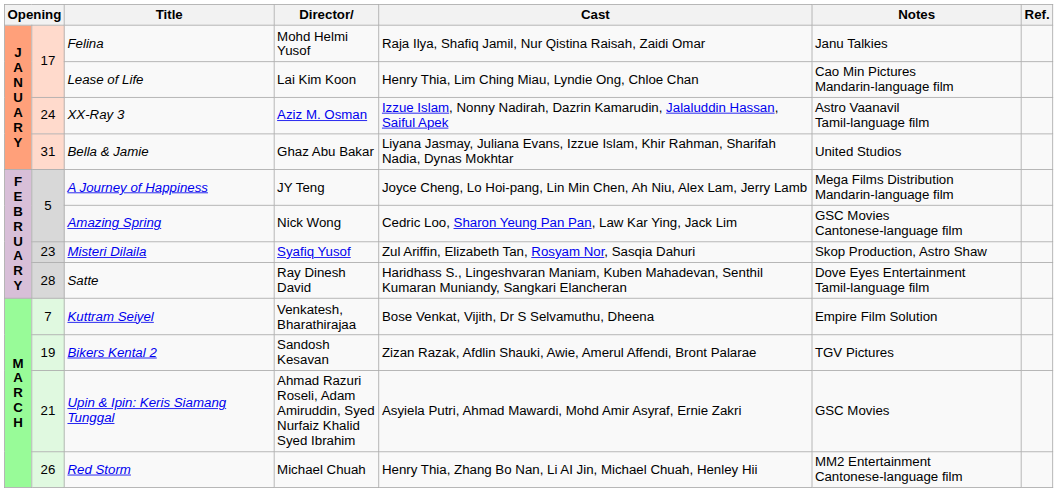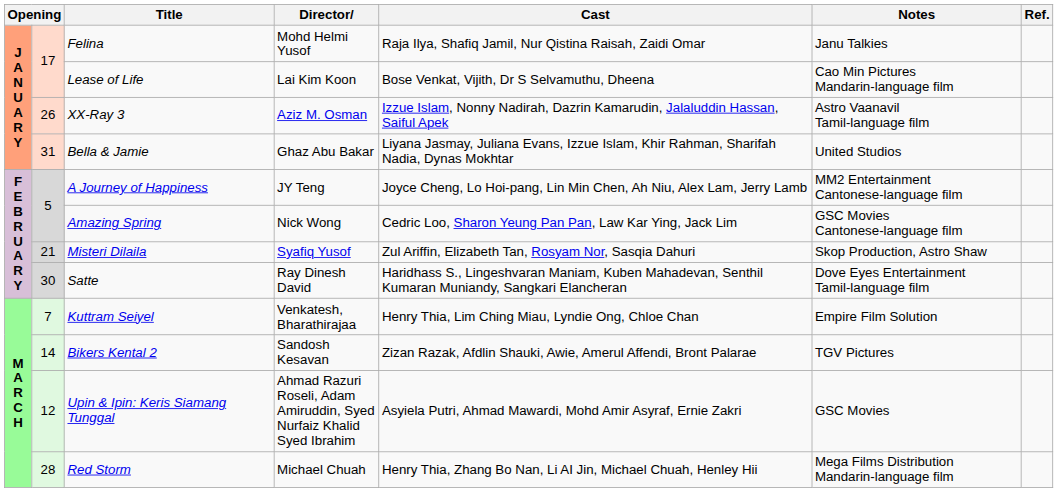(540, 79) Henry Thia, Lim Ching Miau, Lyndie Ong, Chloe Chan -> (518, 79) Bose Venkat, Vijith, Dr S Selvamuthu, Dheena
(48, 115) 24 -> (48, 115) 26
(884, 187) Mega Films Distribution Mandarin-language film -> (889, 187) MM2 Entertainment Cantonese-language film
(48, 252) 23 -> (48, 252) 21
(48, 280) 28 -> (48, 280) 30
(518, 316) Bose Venkat, Vijith, Dr S Selvamuthu, Dheena -> (540, 316) Henry Thia, Lim Ching Miau, Lyndie Ong, Chloe Chan
(48, 352) 19 -> (48, 352) 14
(48, 411) 21 -> (48, 411) 12
(48, 469) 26 -> (48, 469) 28
(889, 469) MM2 Entertainment Cantonese-language film -> (884, 469) Mega Films Distribution Mandarin-language film
